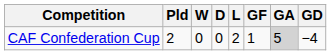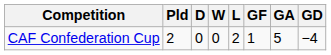columns swapped: (202, 15) <-> (220, 15)
(277, 38) lightgrey background -> (277, 38) no background
